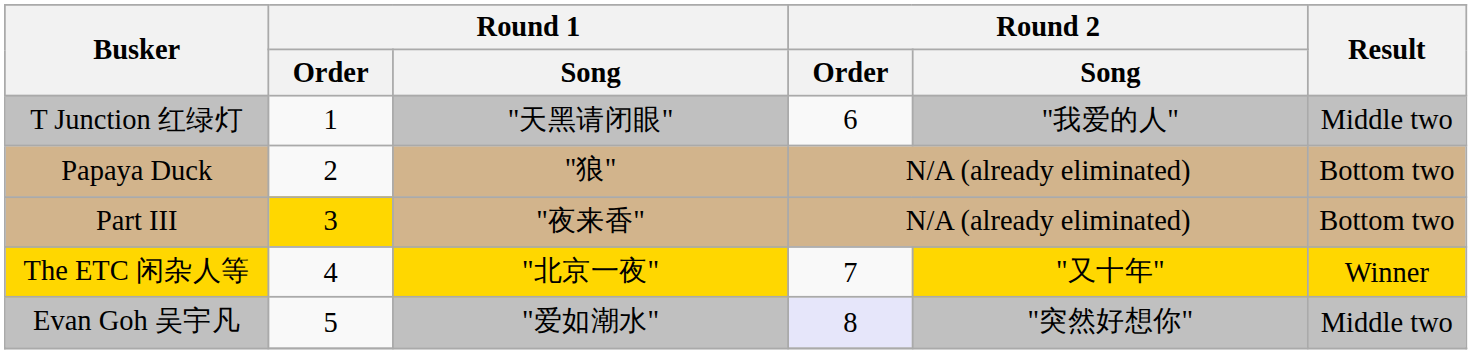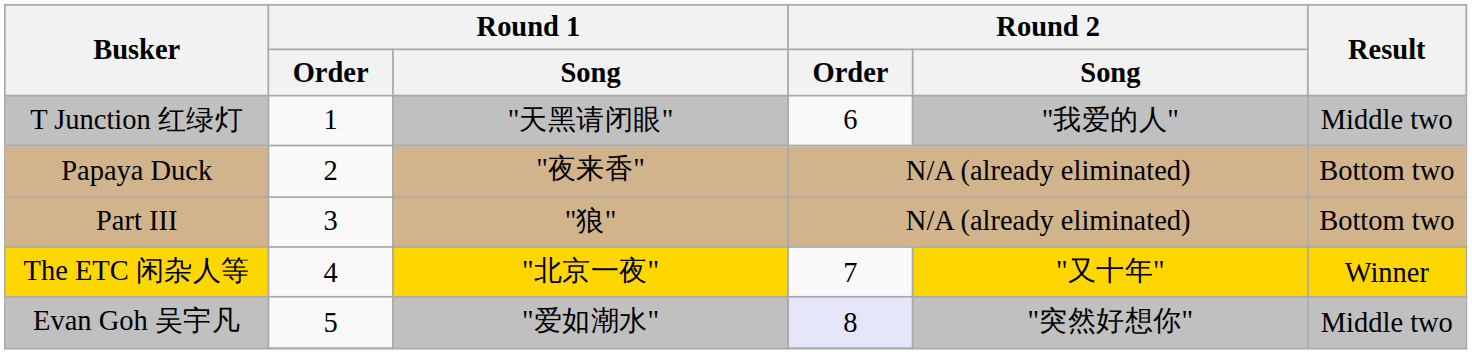(591, 169) "狼" -> (591, 169) "夜来香"
(331, 221) gold background -> (331, 221) no background
(591, 220) "夜来香" -> (591, 220) "狼"
